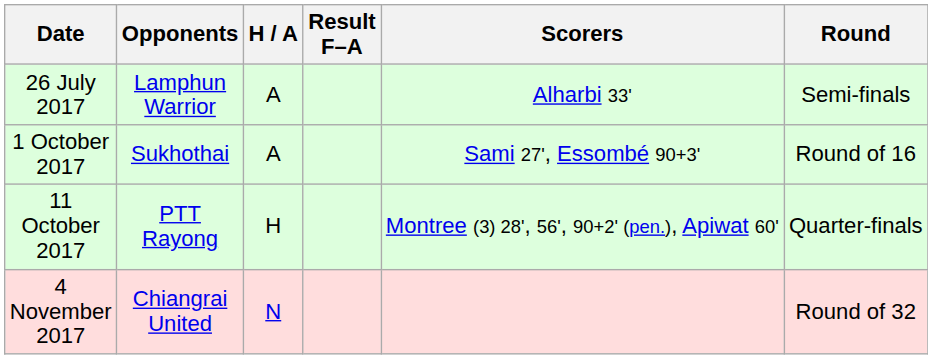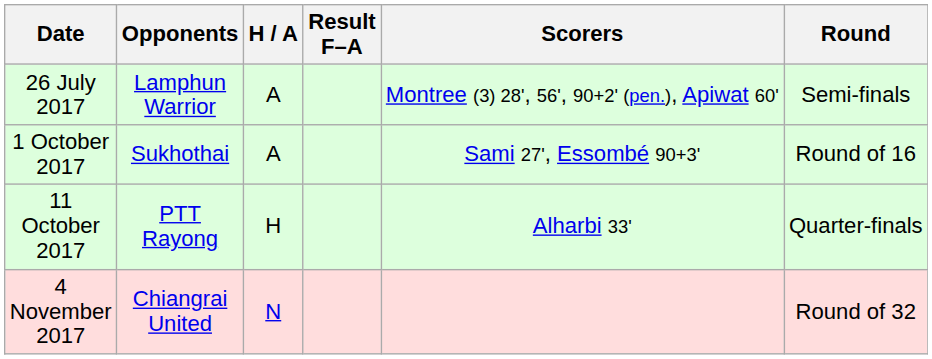(582, 94) Alharbi 33' -> (582, 94) Montree (3) 28', 56', 90+2' (pen.), Apiwat 60'
(582, 226) Montree (3) 28', 56', 90+2' (pen.), Apiwat 60' -> (582, 226) Alharbi 33'
